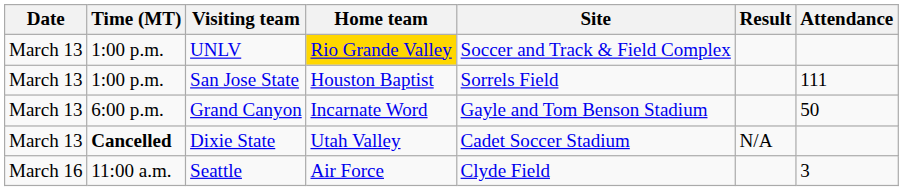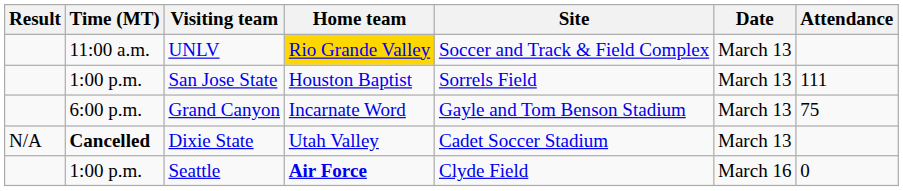columns swapped: (46, 19) <-> (766, 19)
(127, 49) 1:00 p.m. -> (110, 49) 11:00 a.m.
(810, 110) 50 -> (810, 110) 75
(131, 170) 11:00 a.m. -> (106, 170) 1:00 p.m.
(347, 170) normal -> (328, 170) bold
(805, 170) 3 -> (805, 170) 0
